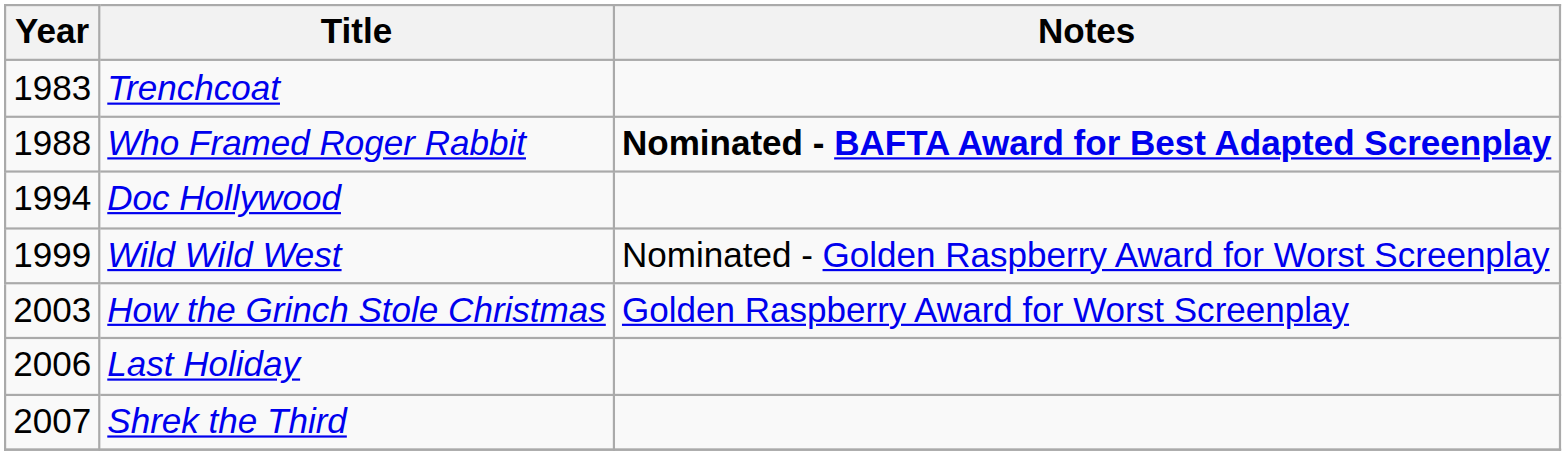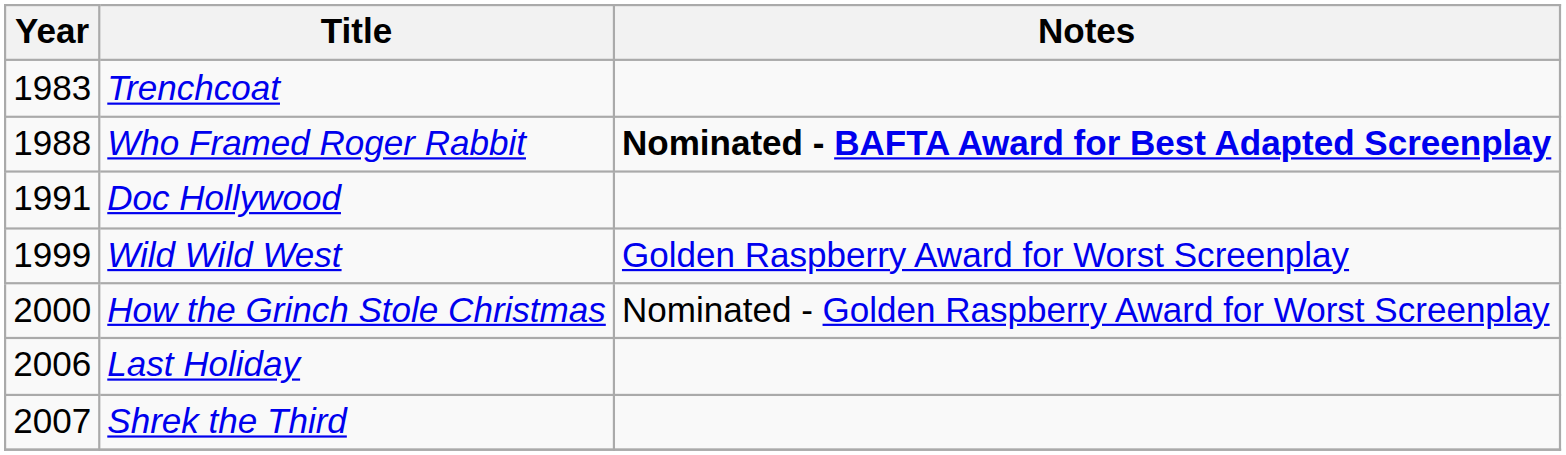(52, 198) 1994 -> (52, 198) 1991
(1086, 254) Nominated - Golden Raspberry Award for Worst Screenplay -> (986, 254) Golden Raspberry Award for Worst Screenplay
(52, 310) 2003 -> (52, 310) 2000
(986, 310) Golden Raspberry Award for Worst Screenplay -> (1086, 310) Nominated - Golden Raspberry Award for Worst Screenplay
